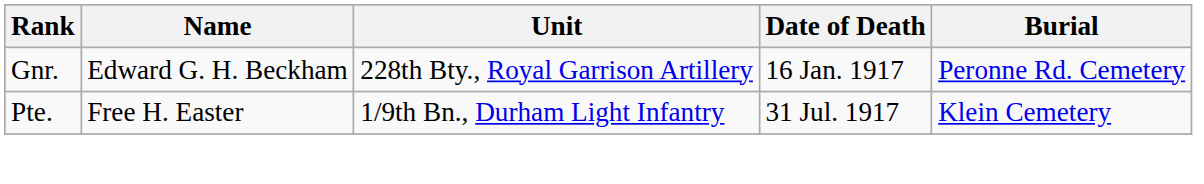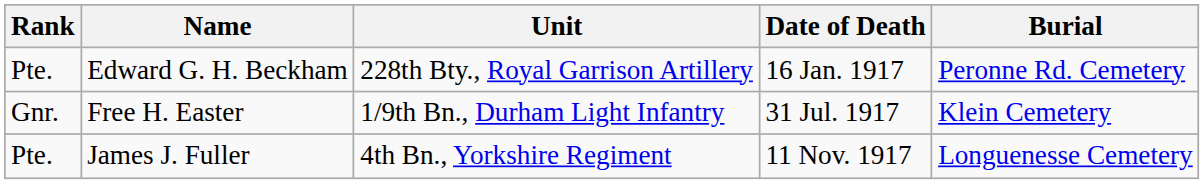(35, 69) Gnr. -> (32, 69) Pte.
(32, 112) Pte. -> (35, 112) Gnr.
+ row: (168, 155)
